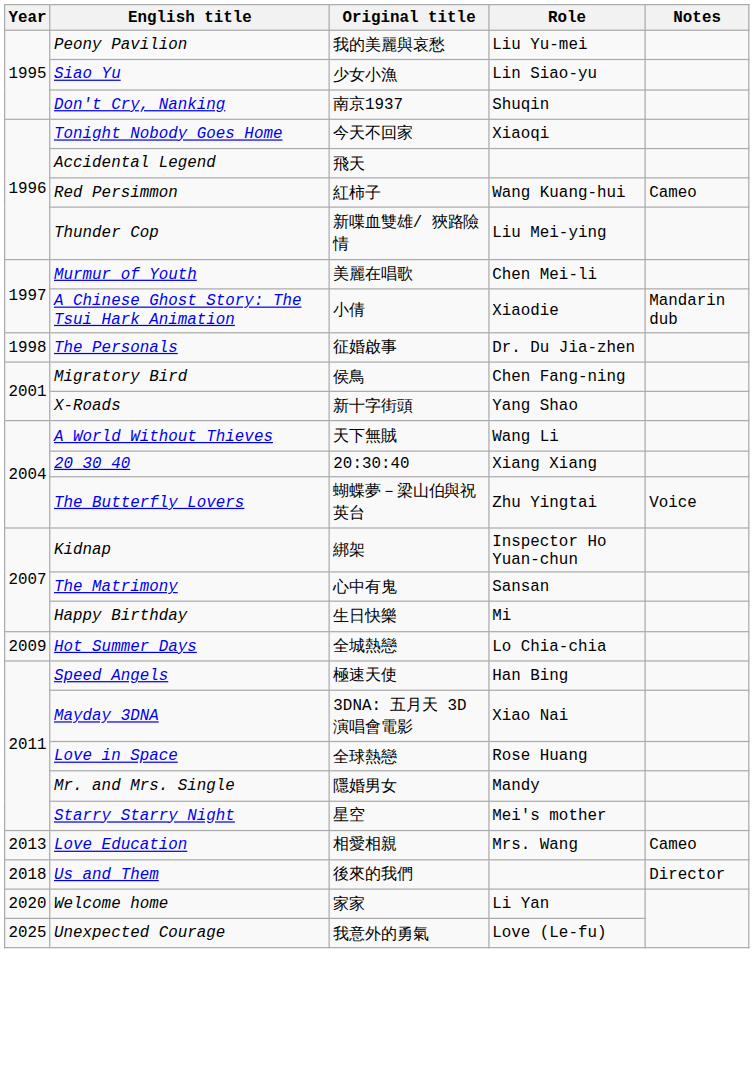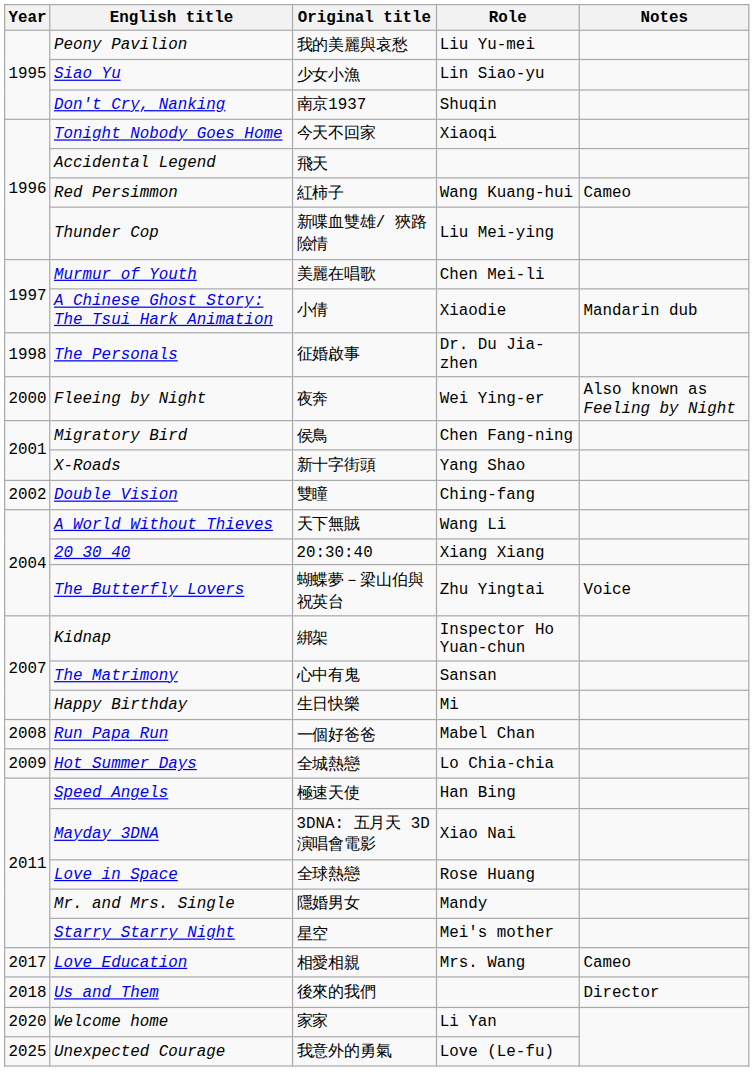+ row: (130, 399)
+ row: (116, 495)
+ row: (111, 734)
(27, 845) 2013 -> (27, 963) 2017
